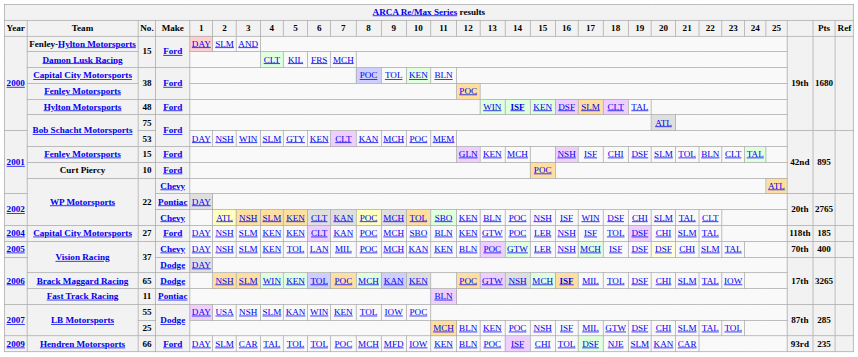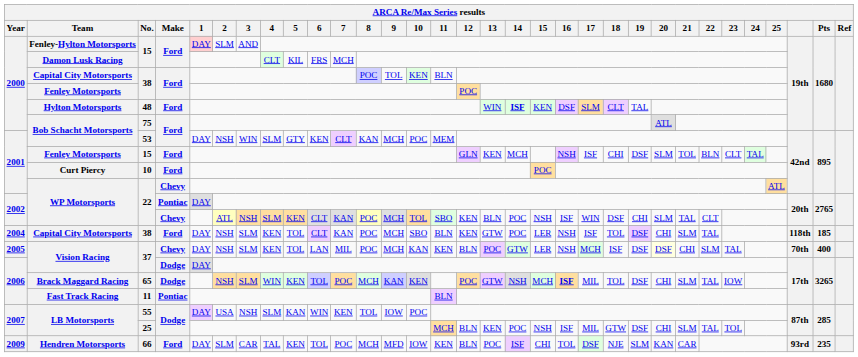(147, 233) 27 -> (147, 233) 38
(296, 233) KEN -> (296, 233) TOL
(296, 344) TOL -> (296, 344) KEN
